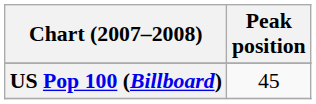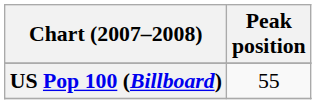(269, 80) 45 -> (269, 80) 55
